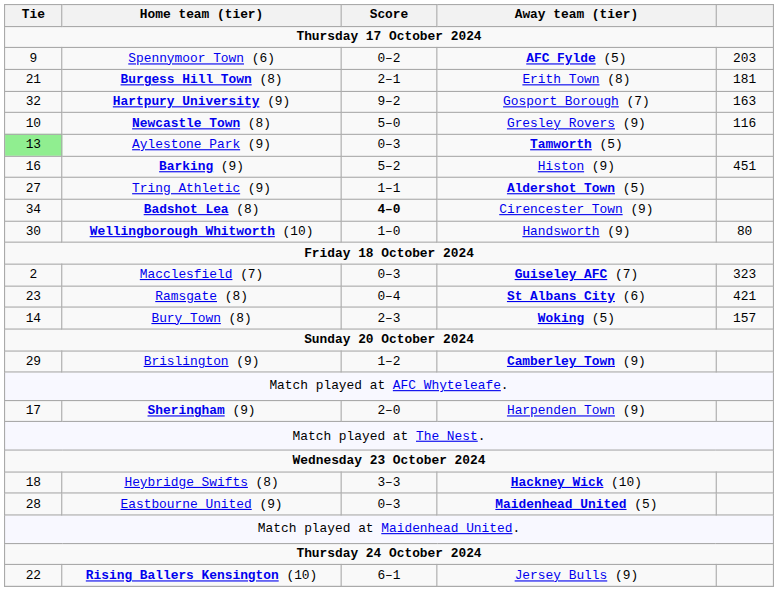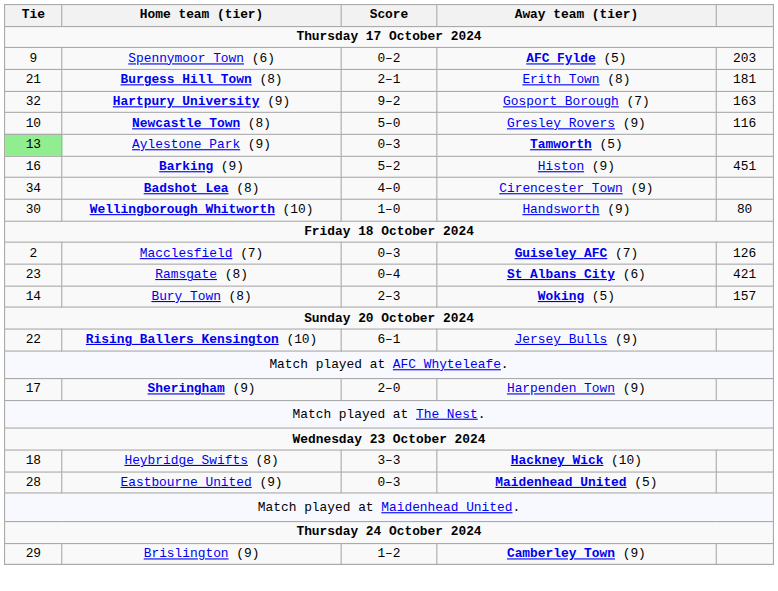- row: (202, 188)
(389, 210) bold -> (389, 188) normal
(745, 275) 323 -> (745, 253) 126
rows swapped: (202, 575) <-> (202, 361)
